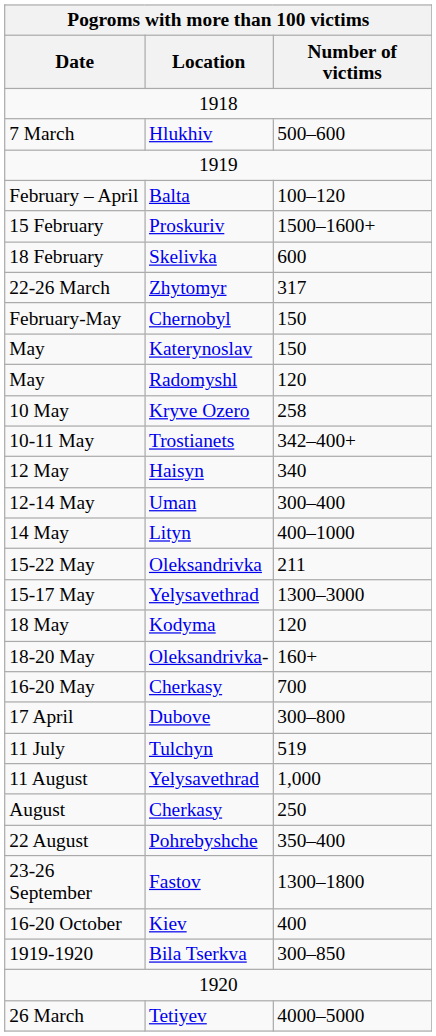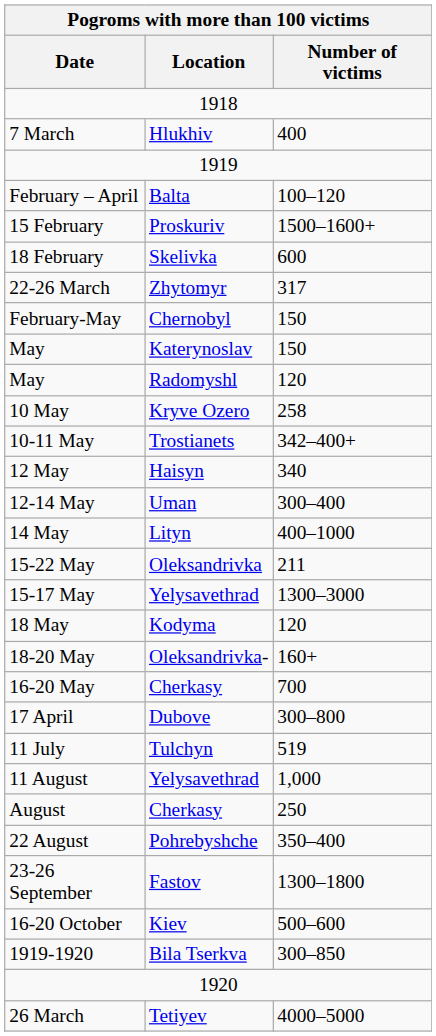(311, 134) 500–600 -> (292, 134) 400
(292, 923) 400 -> (311, 923) 500–600
